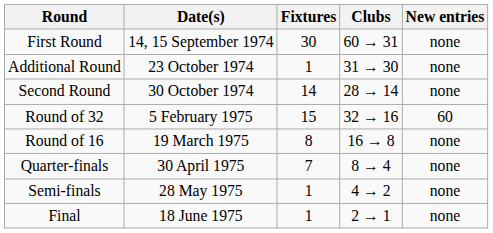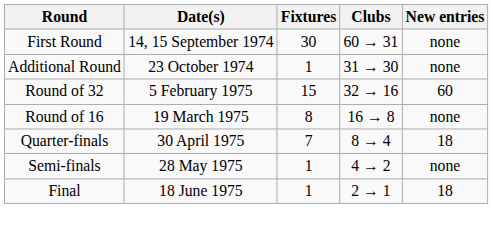- row: (64, 91)
(445, 166) none -> (445, 141) 18
(445, 215) none -> (445, 191) 18
